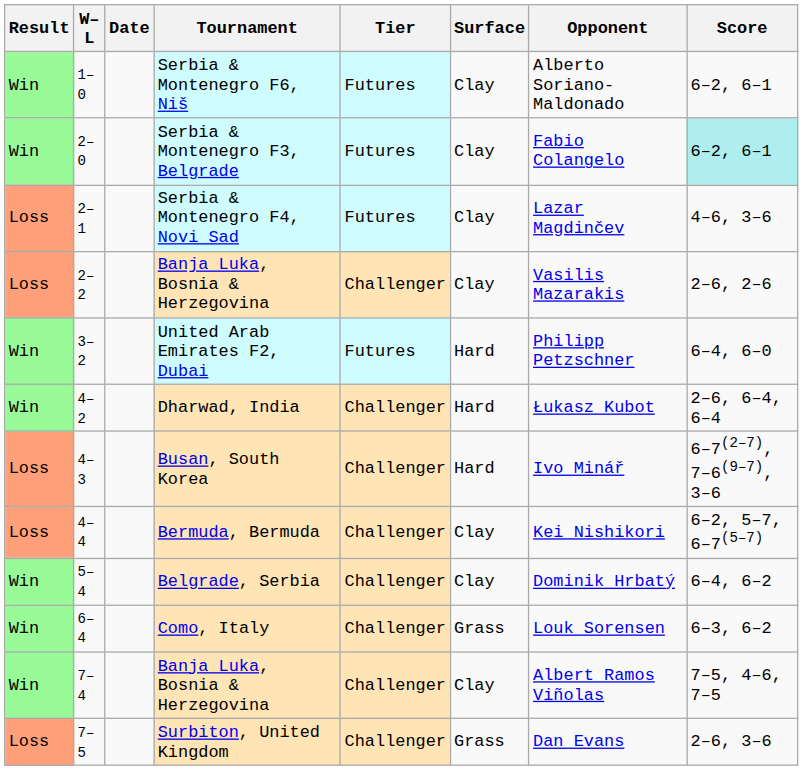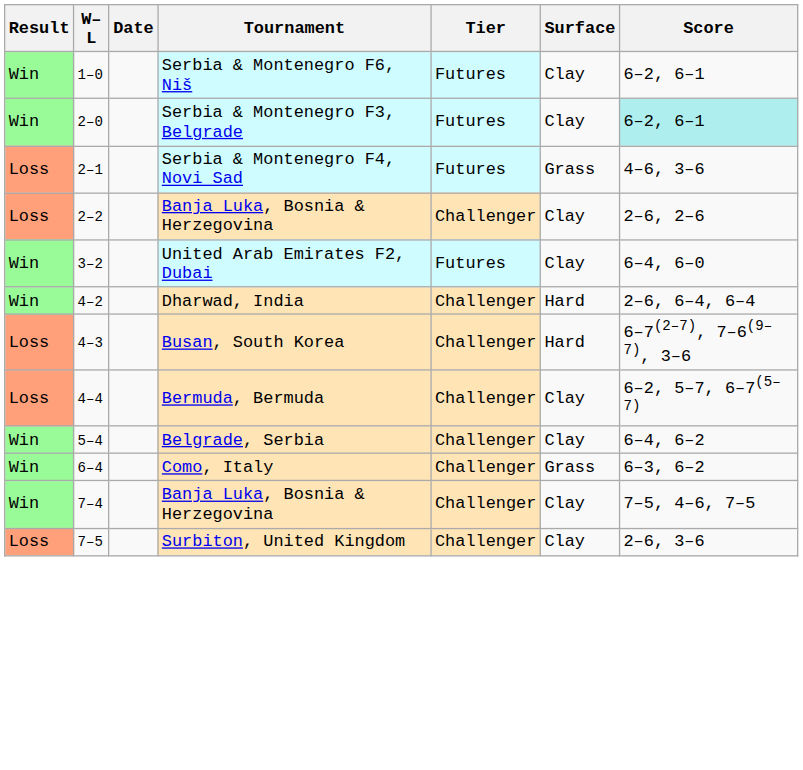- column: (608, 28)
(474, 218) Clay -> (570, 169) Grass
(474, 351) Hard -> (565, 263) Clay
(479, 742) Grass -> (565, 542) Clay
